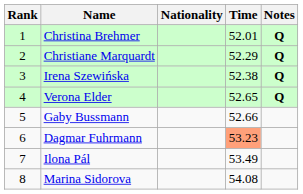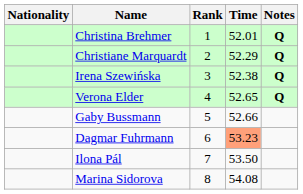columns swapped: (23, 14) <-> (192, 14)
(243, 158) 53.49 -> (243, 158) 53.50
